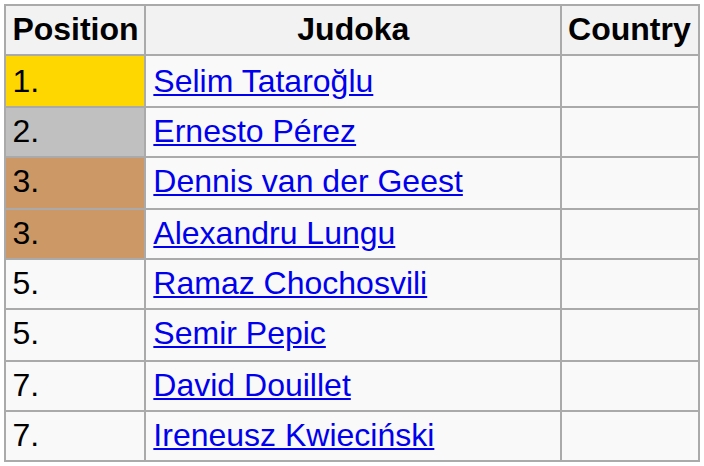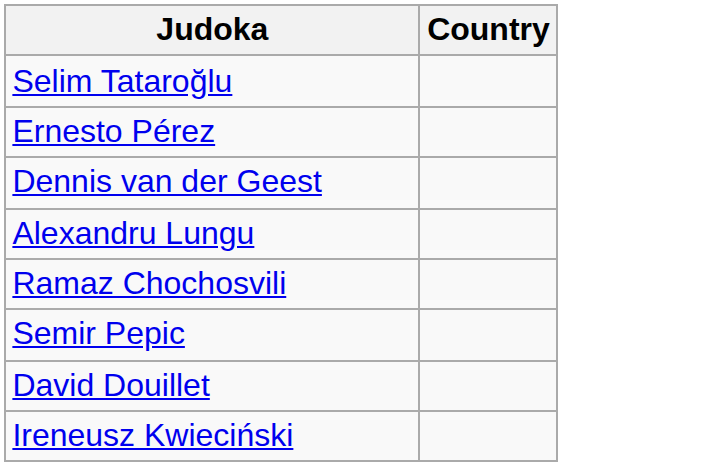- column: (75, 29)
